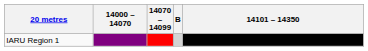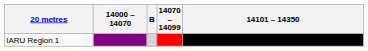columns swapped: (160, 19) <-> (178, 19)
